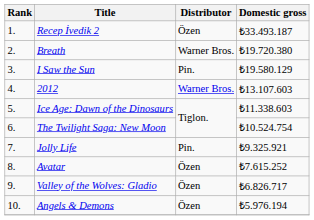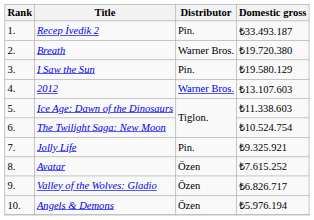(189, 30) Özen -> (186, 30) Pin.
